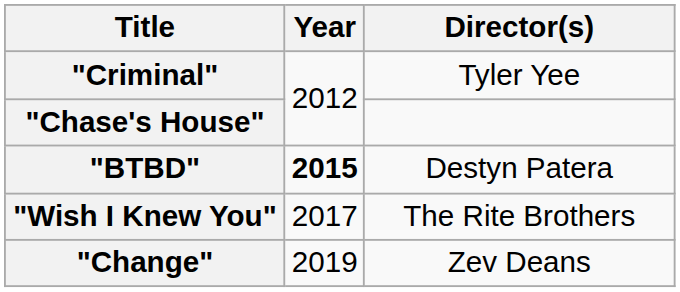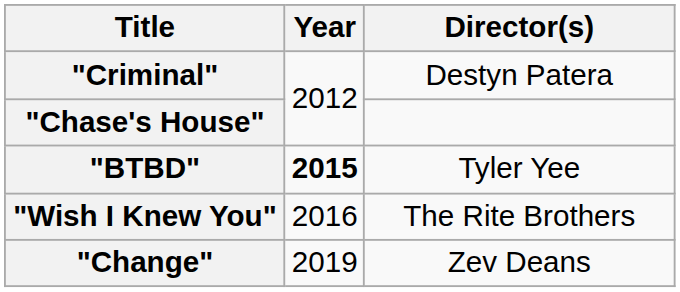(519, 74) Tyler Yee -> (519, 74) Destyn Patera
(519, 168) Destyn Patera -> (519, 168) Tyler Yee
(325, 215) 2017 -> (325, 215) 2016
